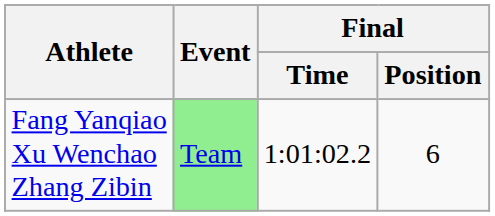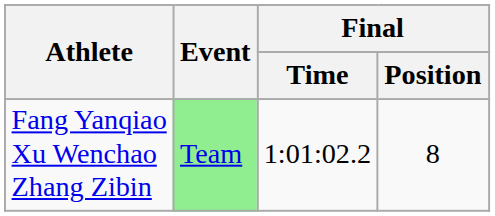(433, 154) 6 -> (433, 154) 8
